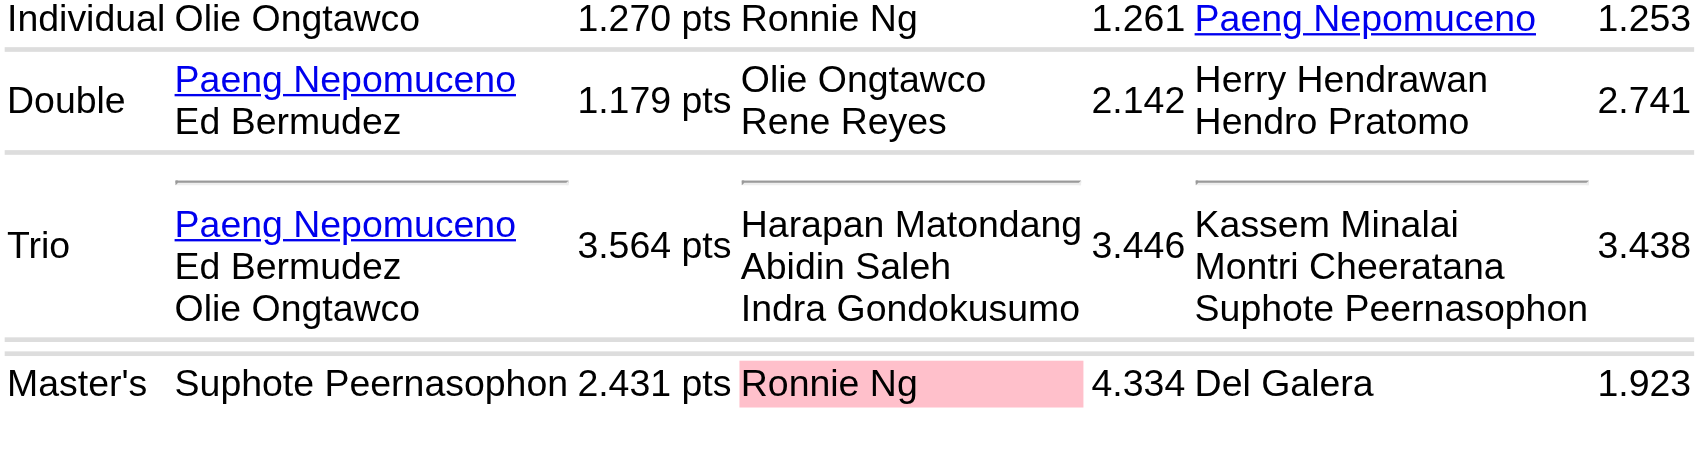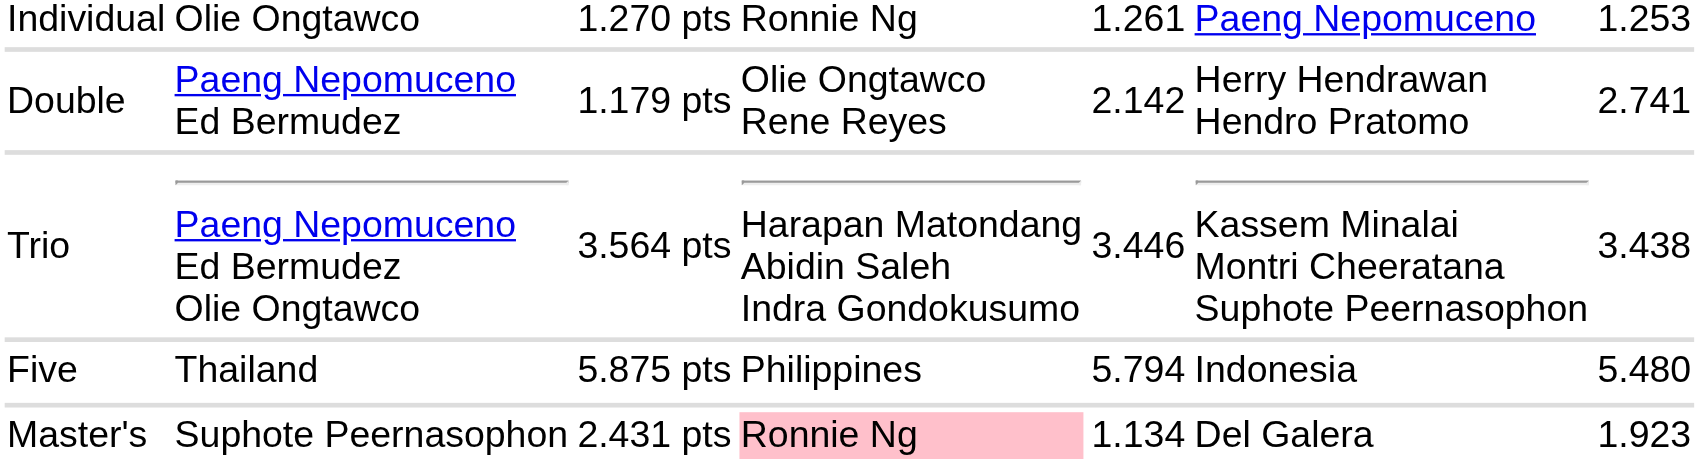+ row: (42, 369)
(1138, 383) 4.334 -> (1138, 434) 1.134
